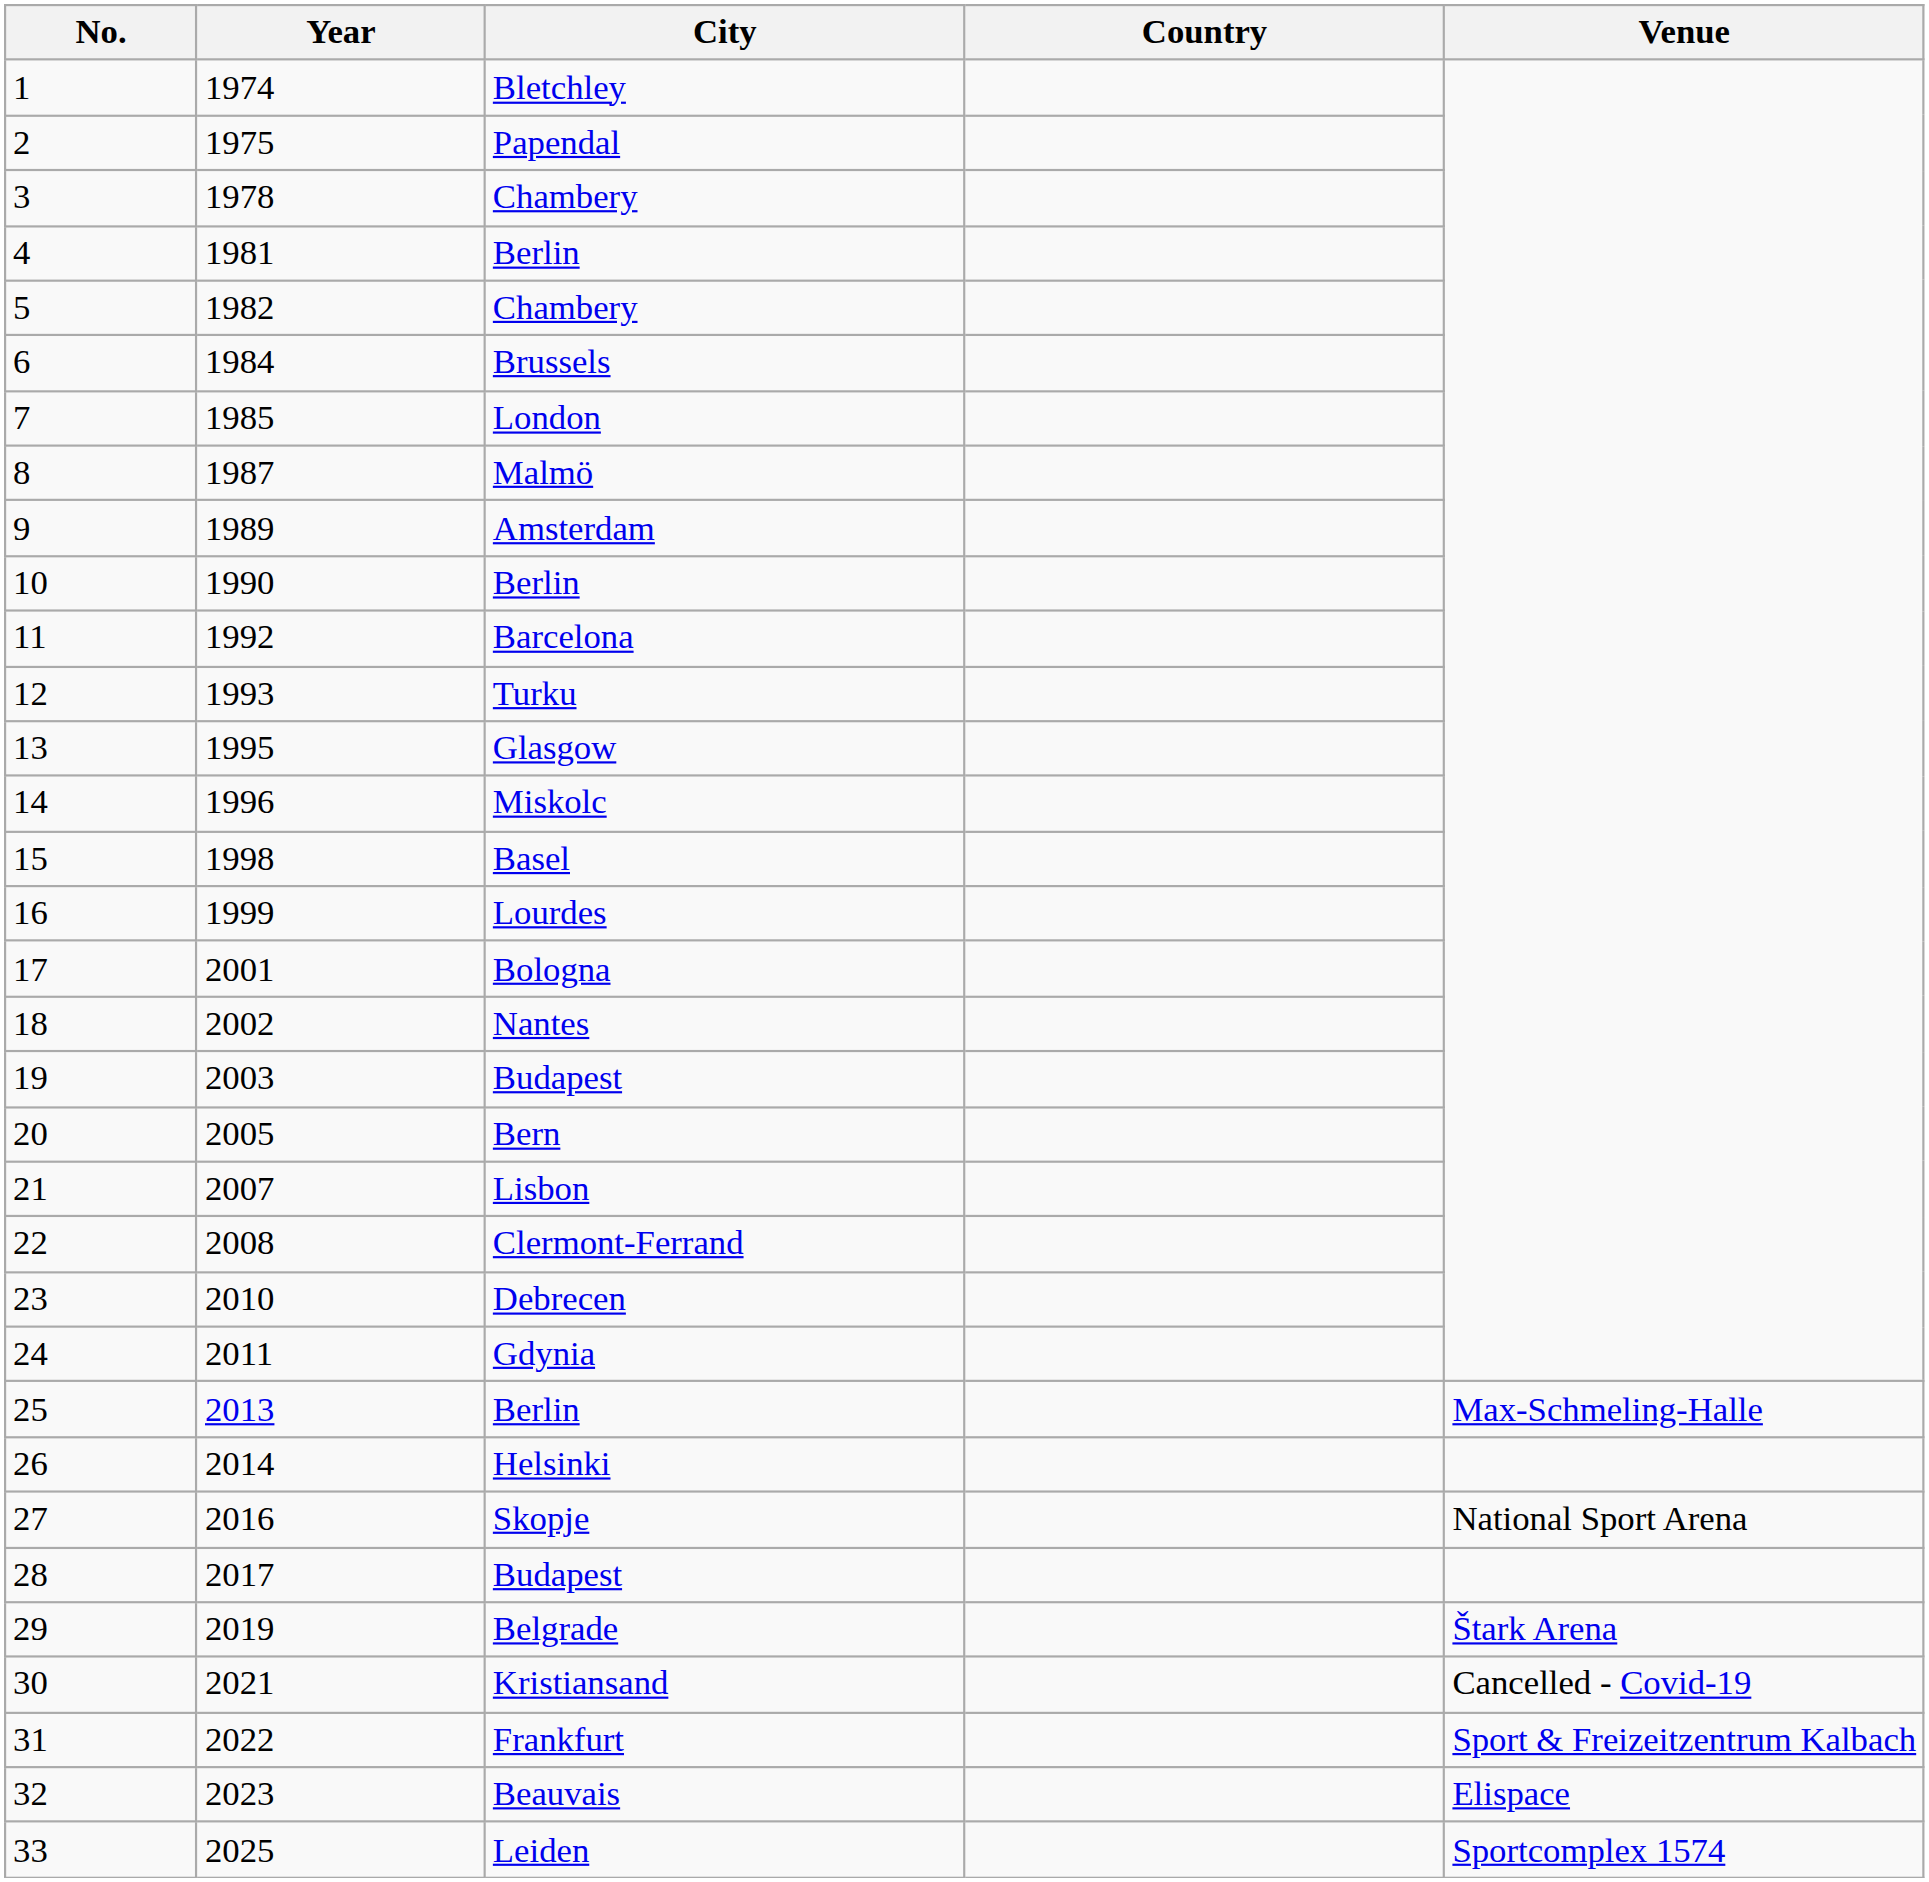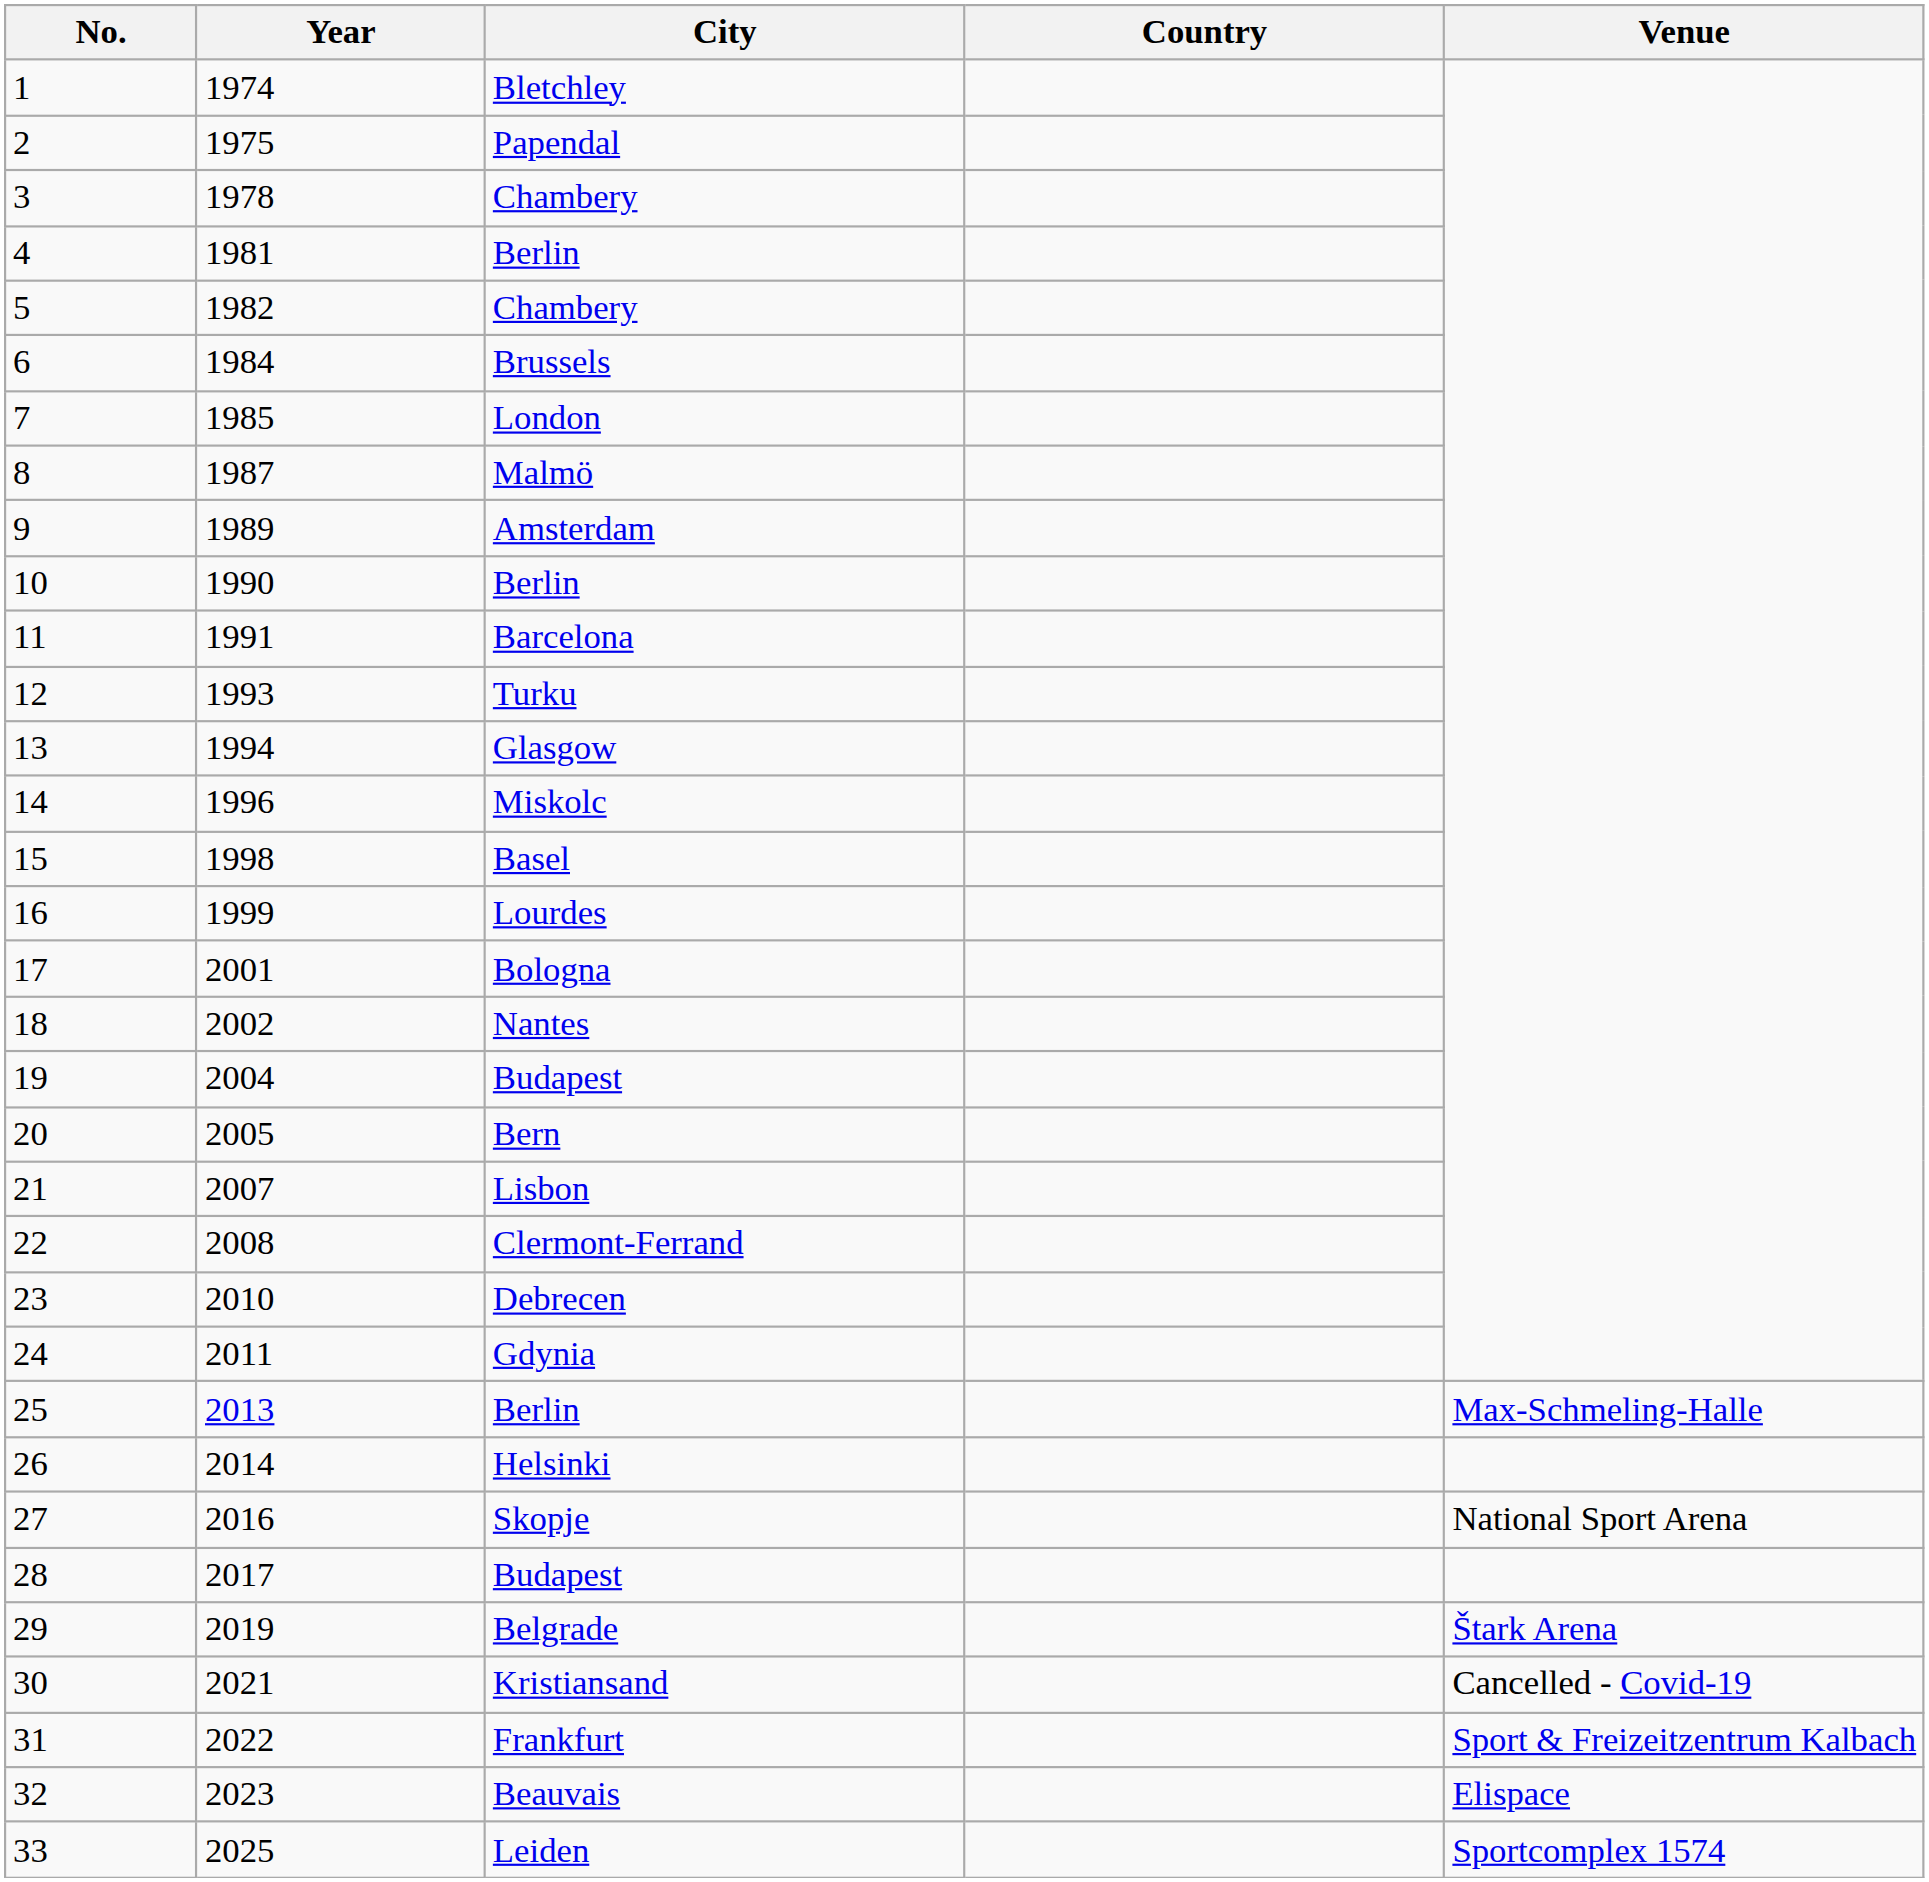(240, 637) 1992 -> (240, 637) 1991
(240, 747) 1995 -> (240, 747) 1994
(240, 1078) 2003 -> (240, 1078) 2004
